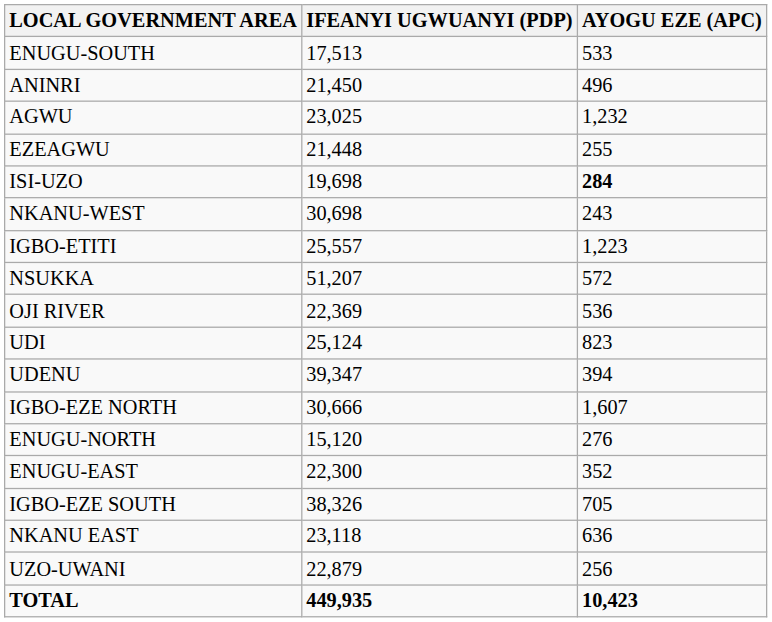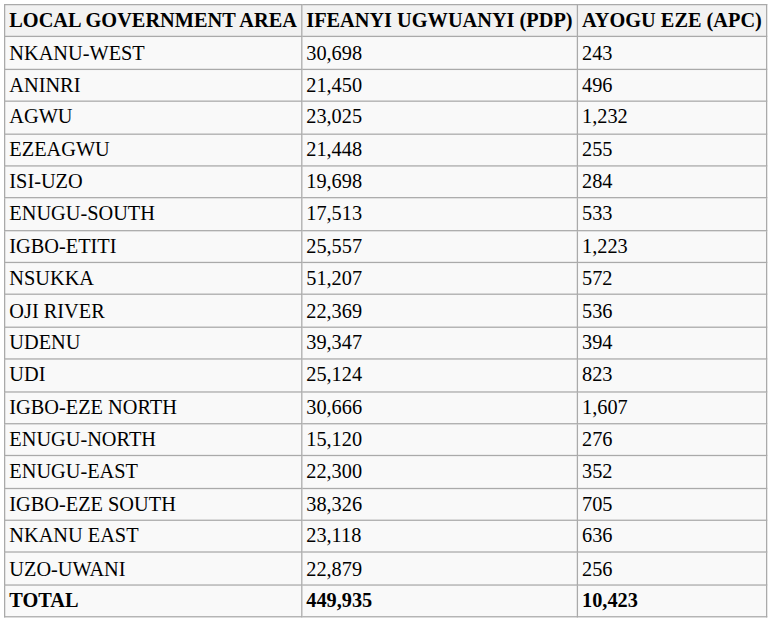rows swapped: (82, 52) <-> (77, 213)
(597, 181) bold -> (597, 181) normal
rows swapped: (45, 375) <-> (27, 342)
